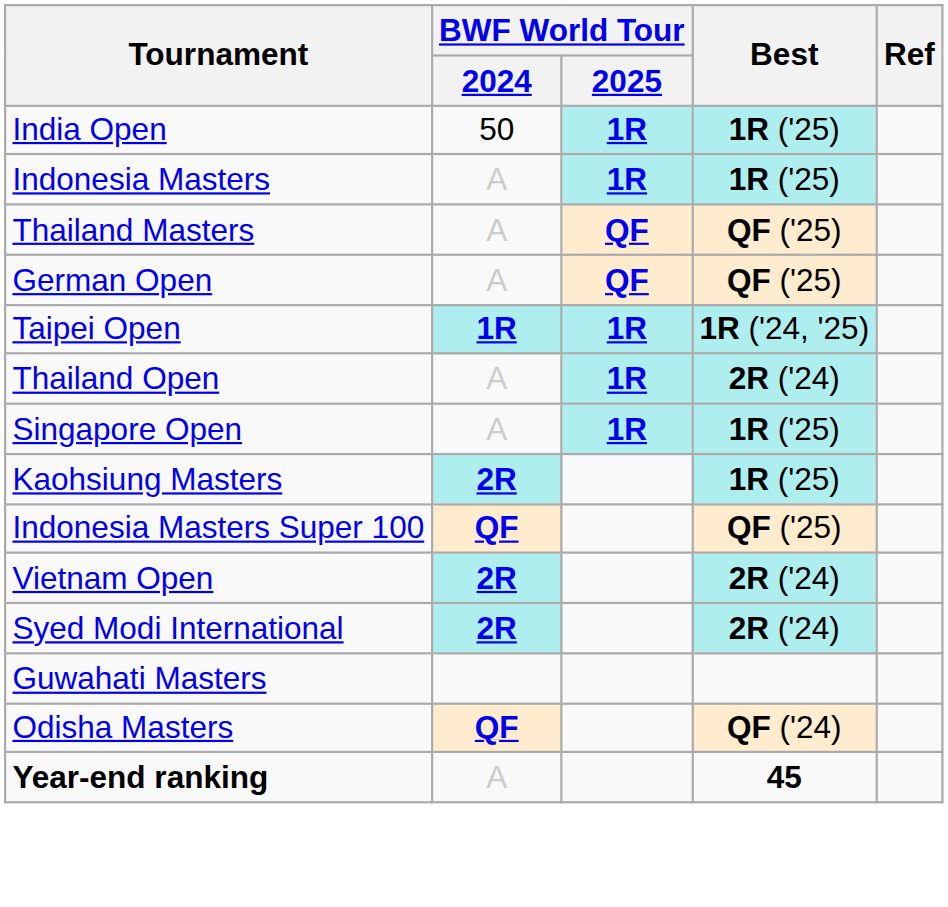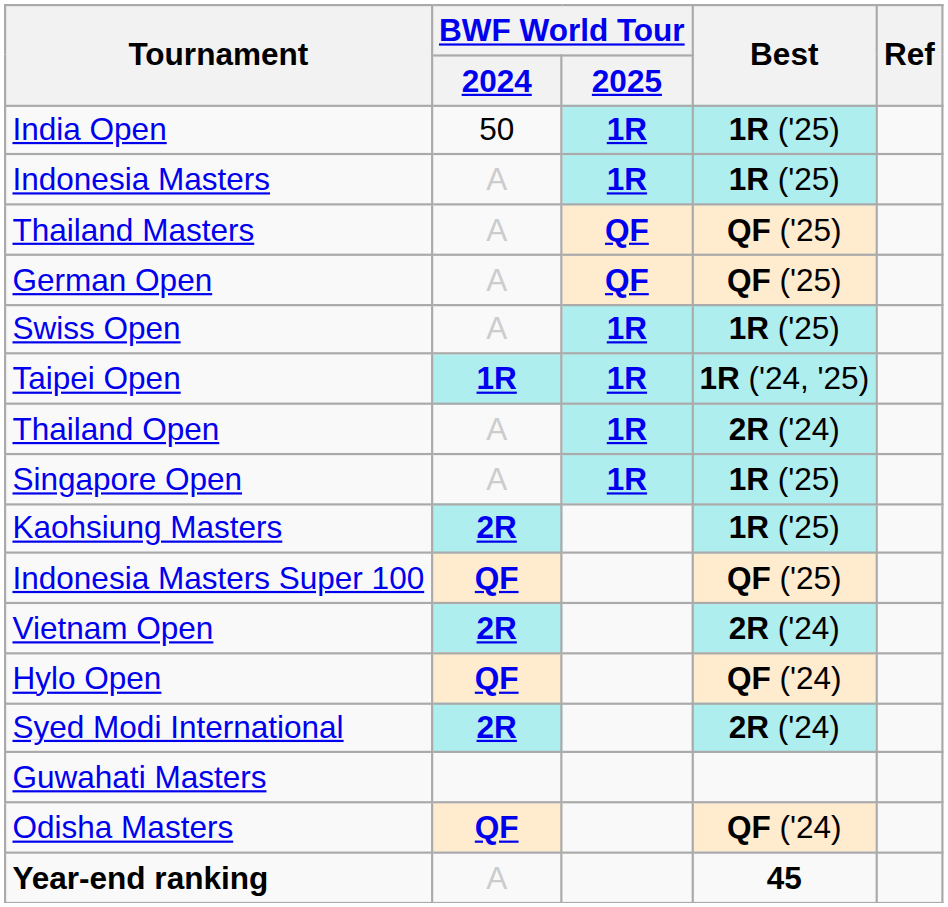+ row: (97, 329)
+ row: (87, 678)
